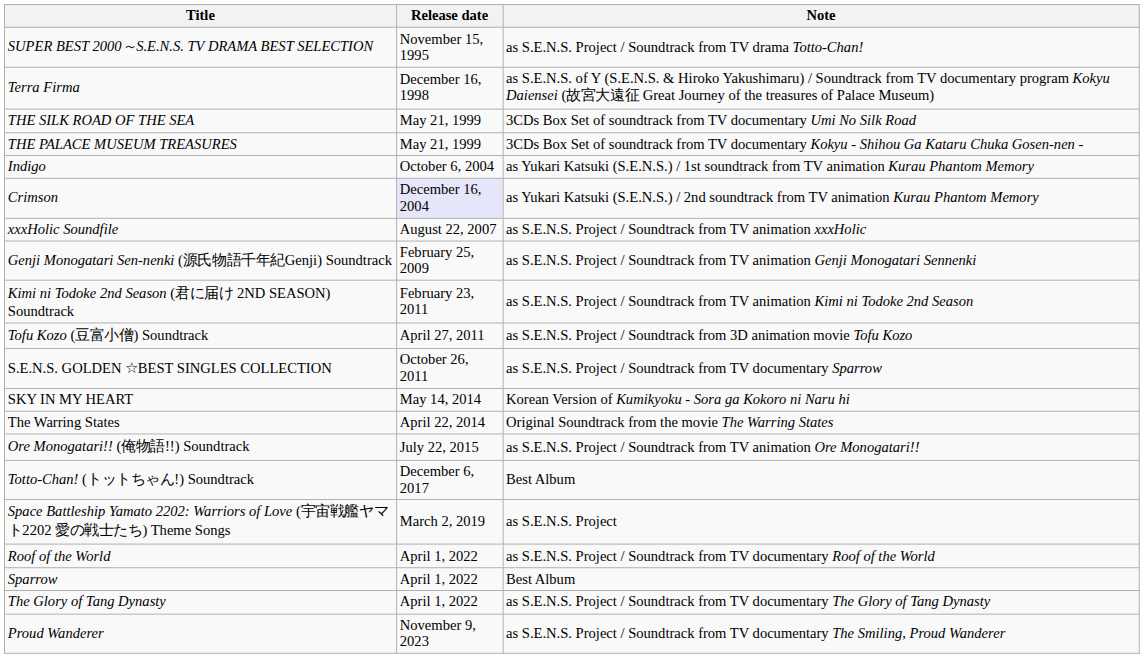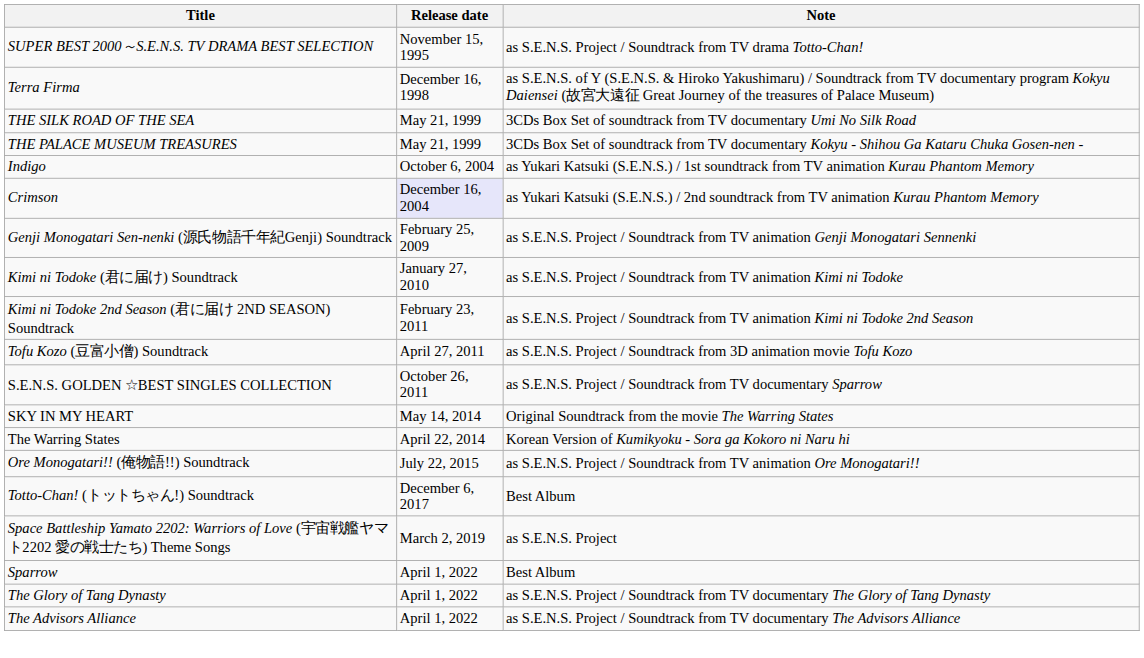- row: (63, 229)
+ row: (123, 276)
(678, 399) Korean Version of Kumikyoku - Sora ga Kokoro ni Naru hi -> (670, 415) Original Soundtrack from the movie The Warring States
(670, 422) Original Soundtrack from the movie The Warring States -> (678, 439) Korean Version of Kumikyoku - Sora ga Kokoro ni Naru hi
- row: (59, 556)
+ row: (72, 618)
- row: (56, 633)
